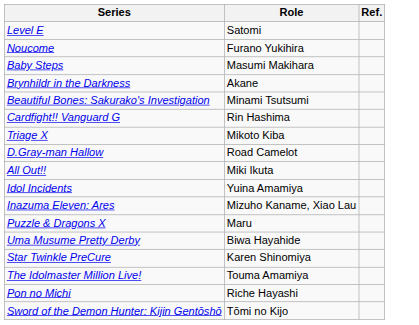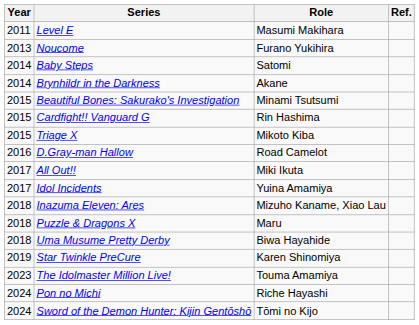+ column: (19, 13)
(244, 30) Satomi -> (300, 30) Masumi Makihara
(270, 65) Masumi Makihara -> (274, 65) Satomi
